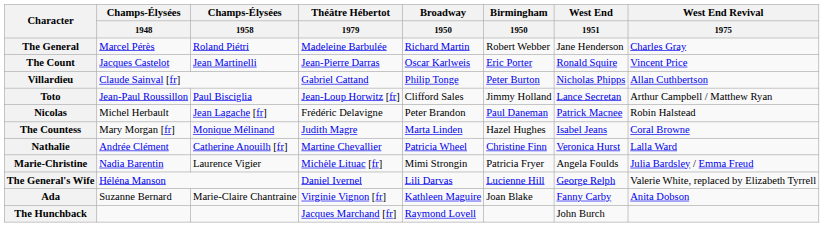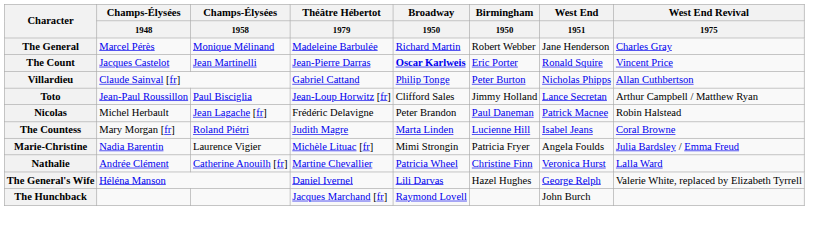(221, 46) Roland Piétri -> (234, 46) Monique Mélinand
(437, 63) normal -> (431, 63) bold
(234, 130) Monique Mélinand -> (221, 130) Roland Piétri
(516, 130) Hazel Hughes -> (501, 130) Lucienne Hill
rows swapped: (51, 146) <-> (51, 163)
(515, 180) Lucienne Hill -> (502, 180) Hazel Hughes
- row: (51, 197)
